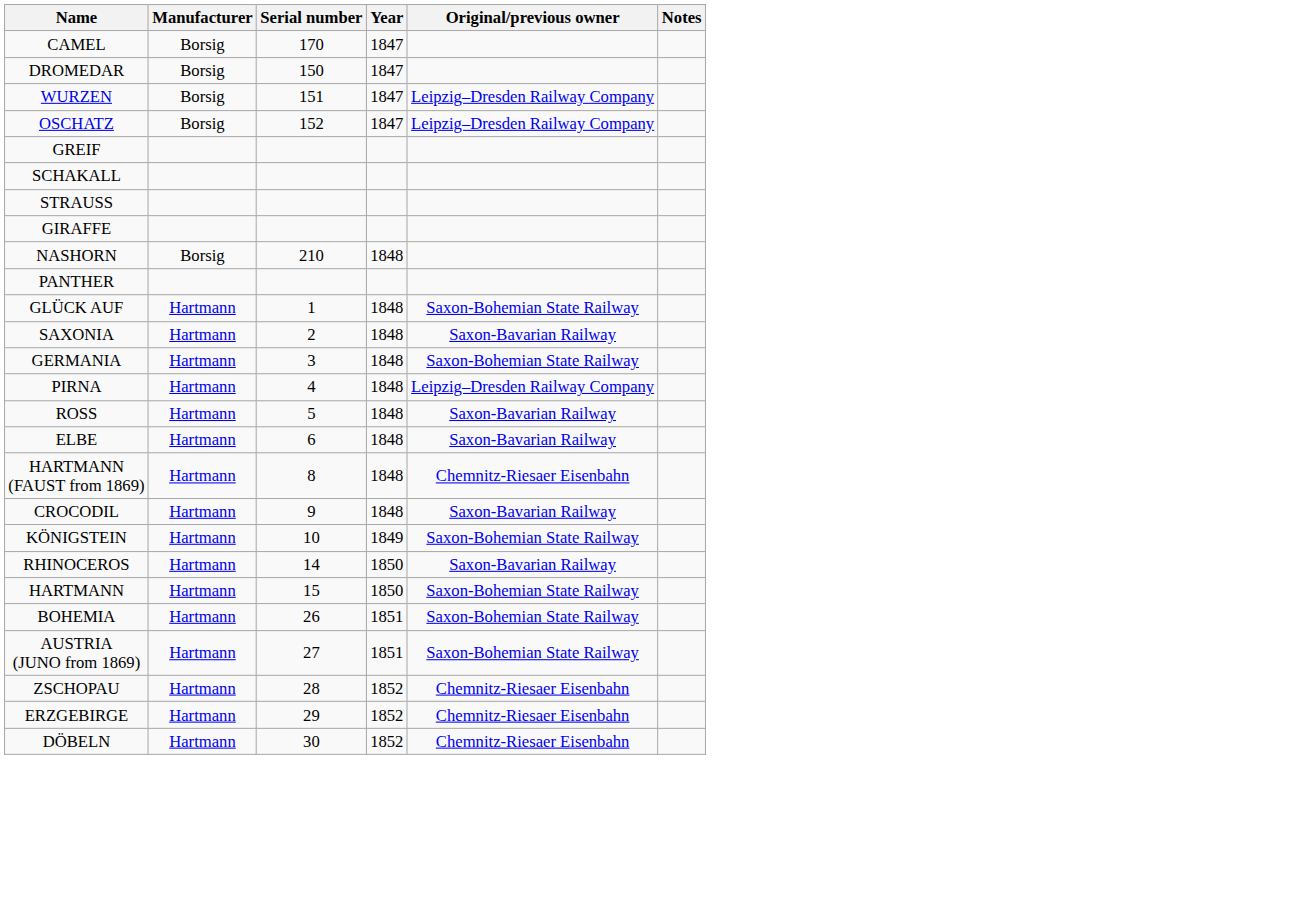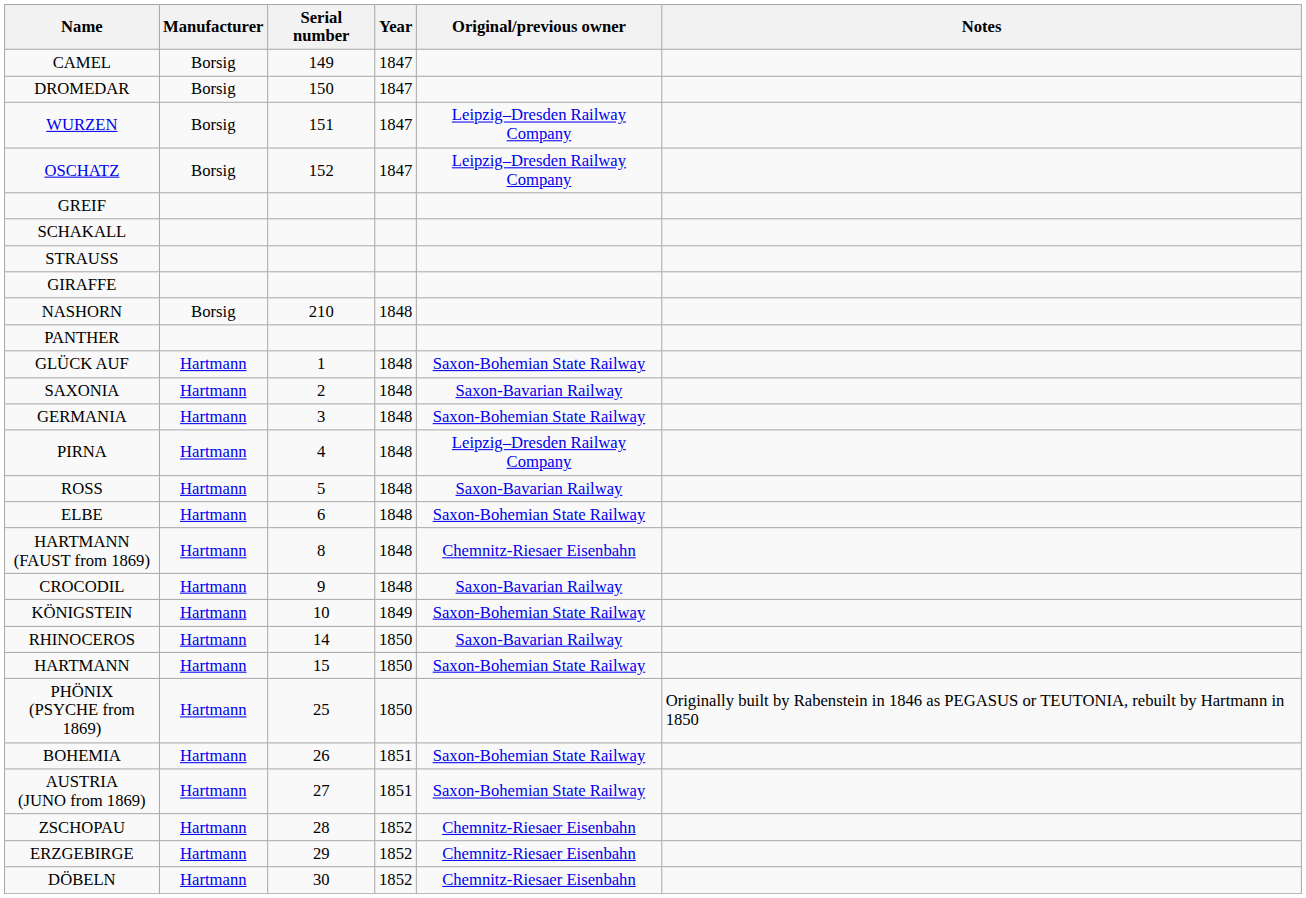(311, 44) 170 -> (321, 62) 149
(533, 439) Saxon-Bavarian Railway -> (539, 514) Saxon-Bohemian State Railway
+ row: (82, 710)
